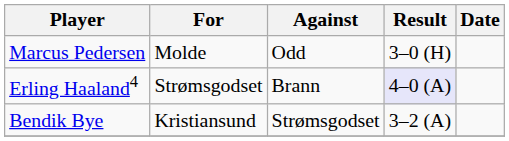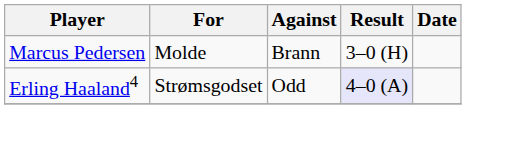(289, 51) Odd -> (296, 51) Brann
(296, 85) Brann -> (289, 85) Odd
- row: (56, 119)
